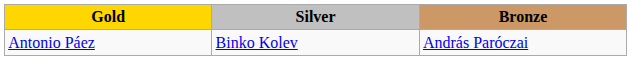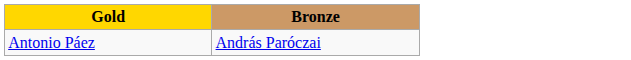- column: (316, 17)
